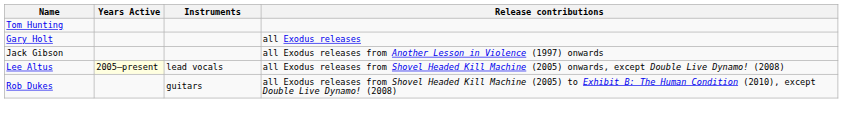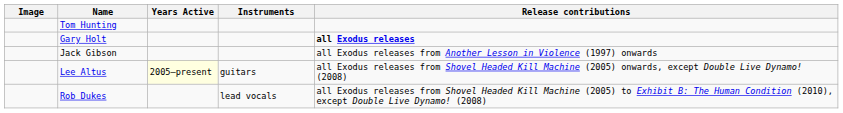+ column: (31, 11)
(312, 39) normal -> (365, 39) bold
(195, 67) lead vocals -> (238, 72) guitars
(184, 86) guitars -> (248, 96) lead vocals
